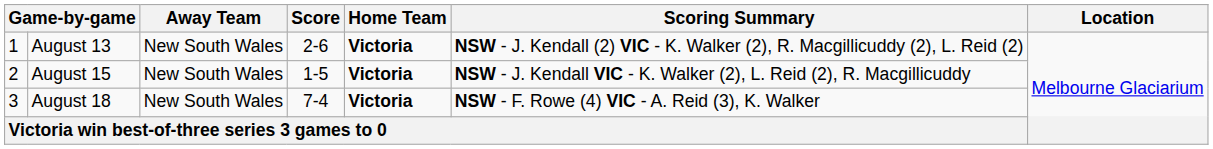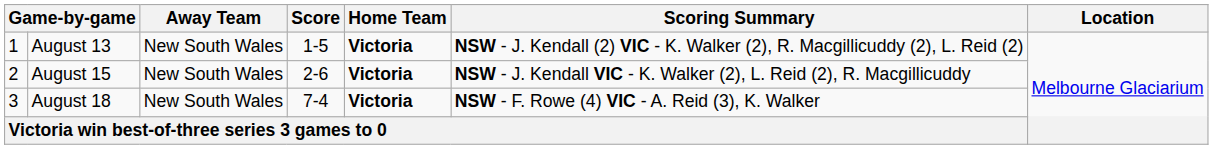(316, 46) 2-6 -> (316, 46) 1-5
(316, 74) 1-5 -> (316, 74) 2-6
